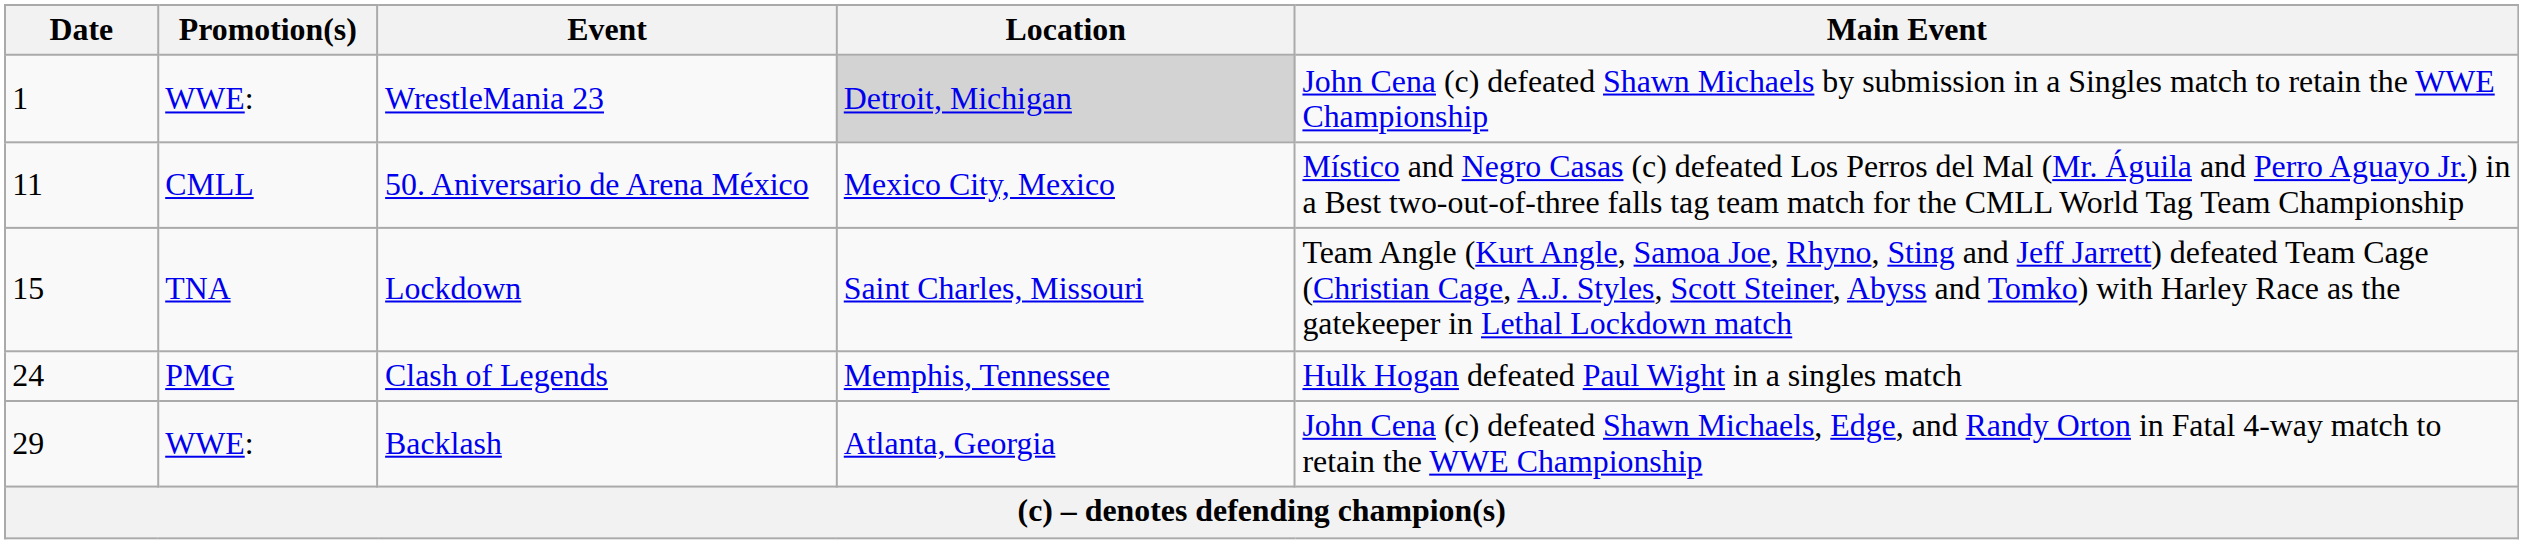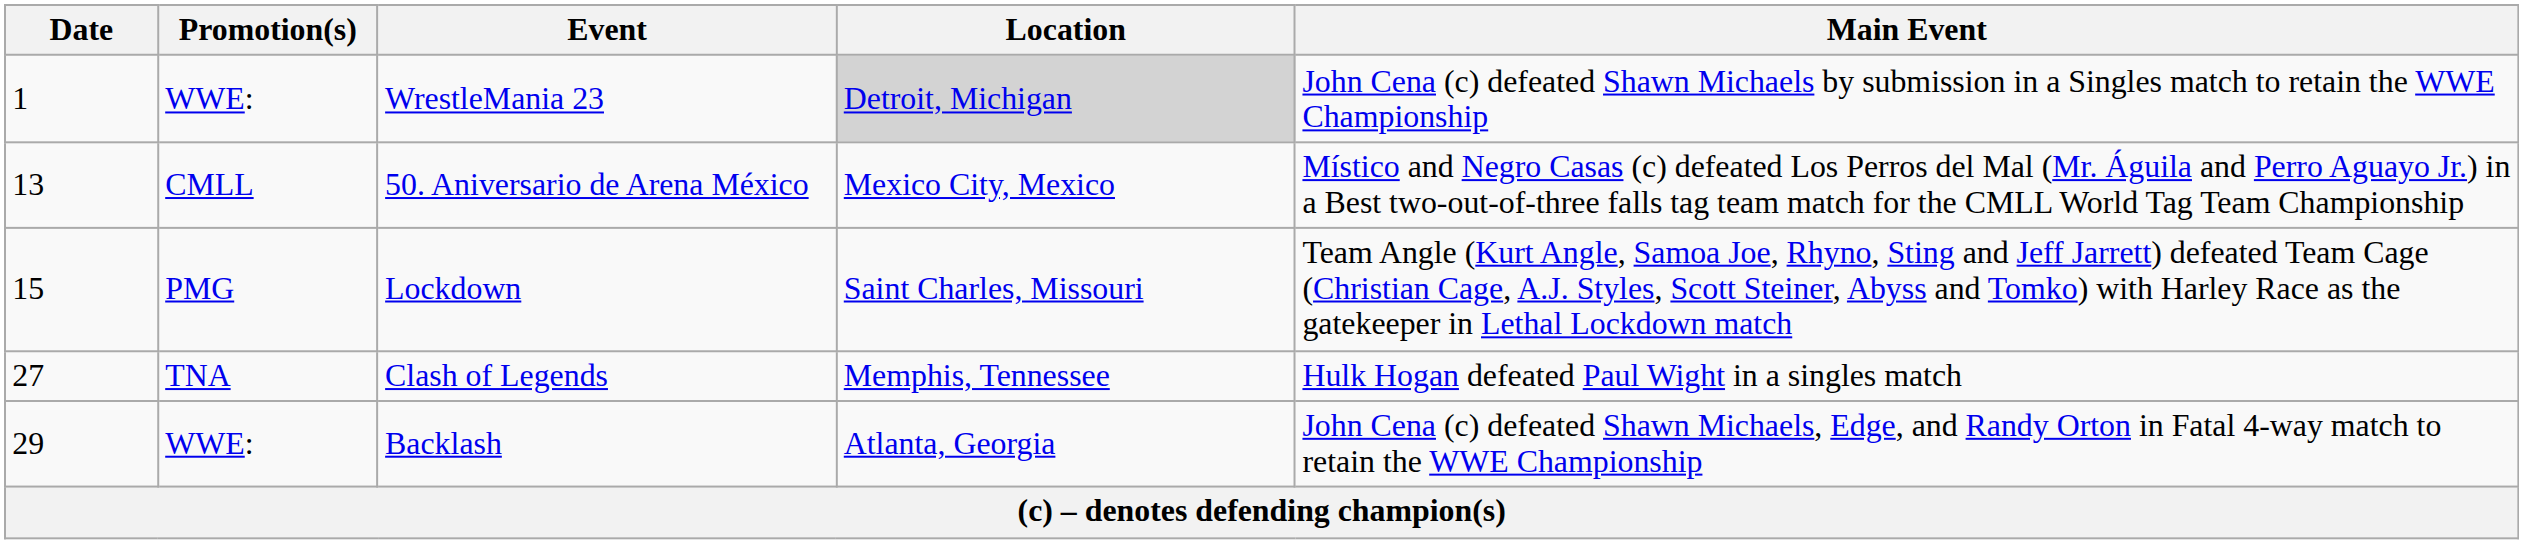(28, 184) 11 -> (28, 184) 13
(198, 288) TNA -> (200, 288) PMG
(28, 375) 24 -> (28, 375) 27
(200, 375) PMG -> (198, 375) TNA
